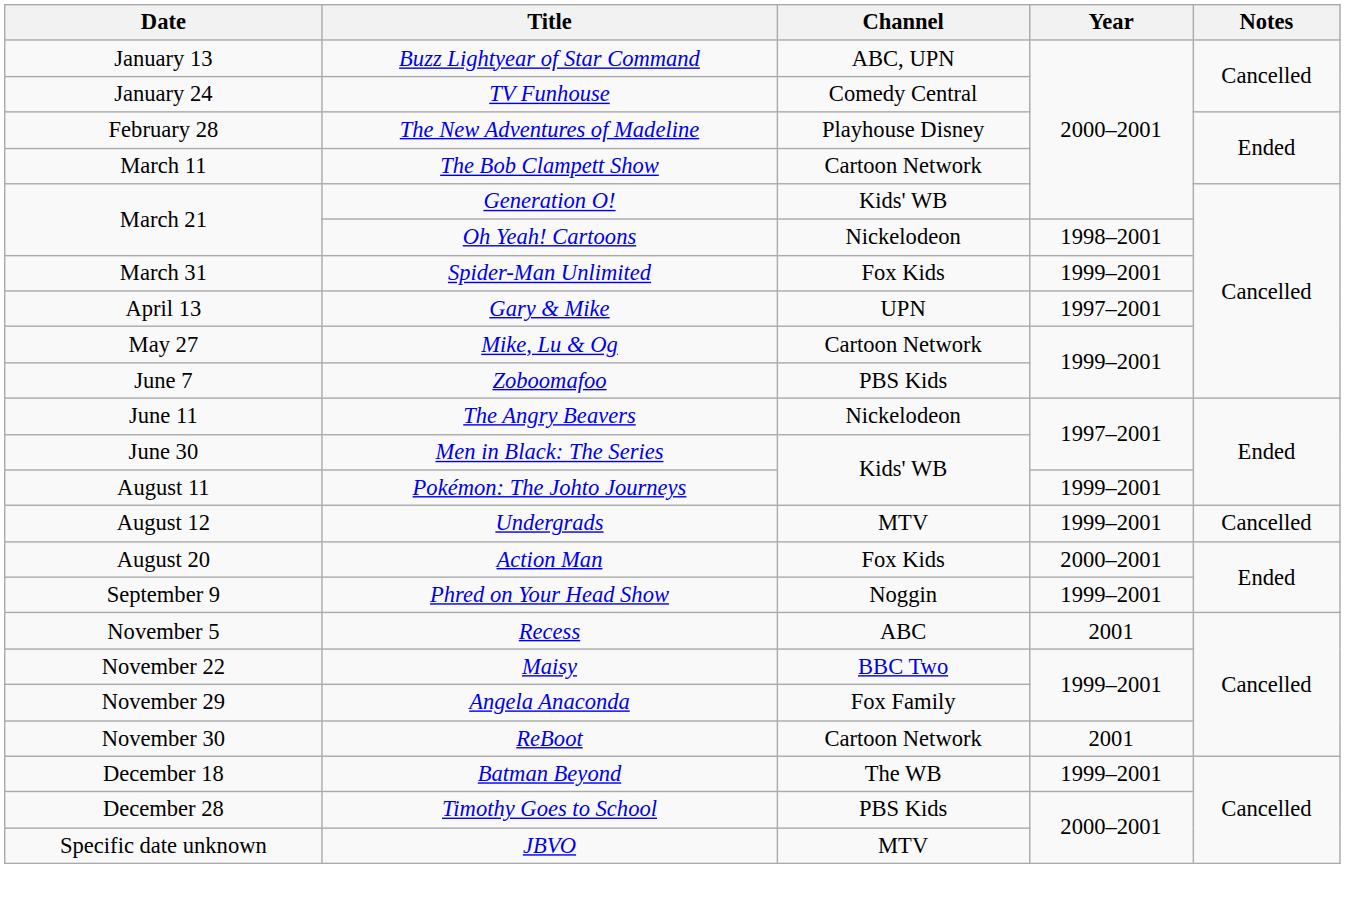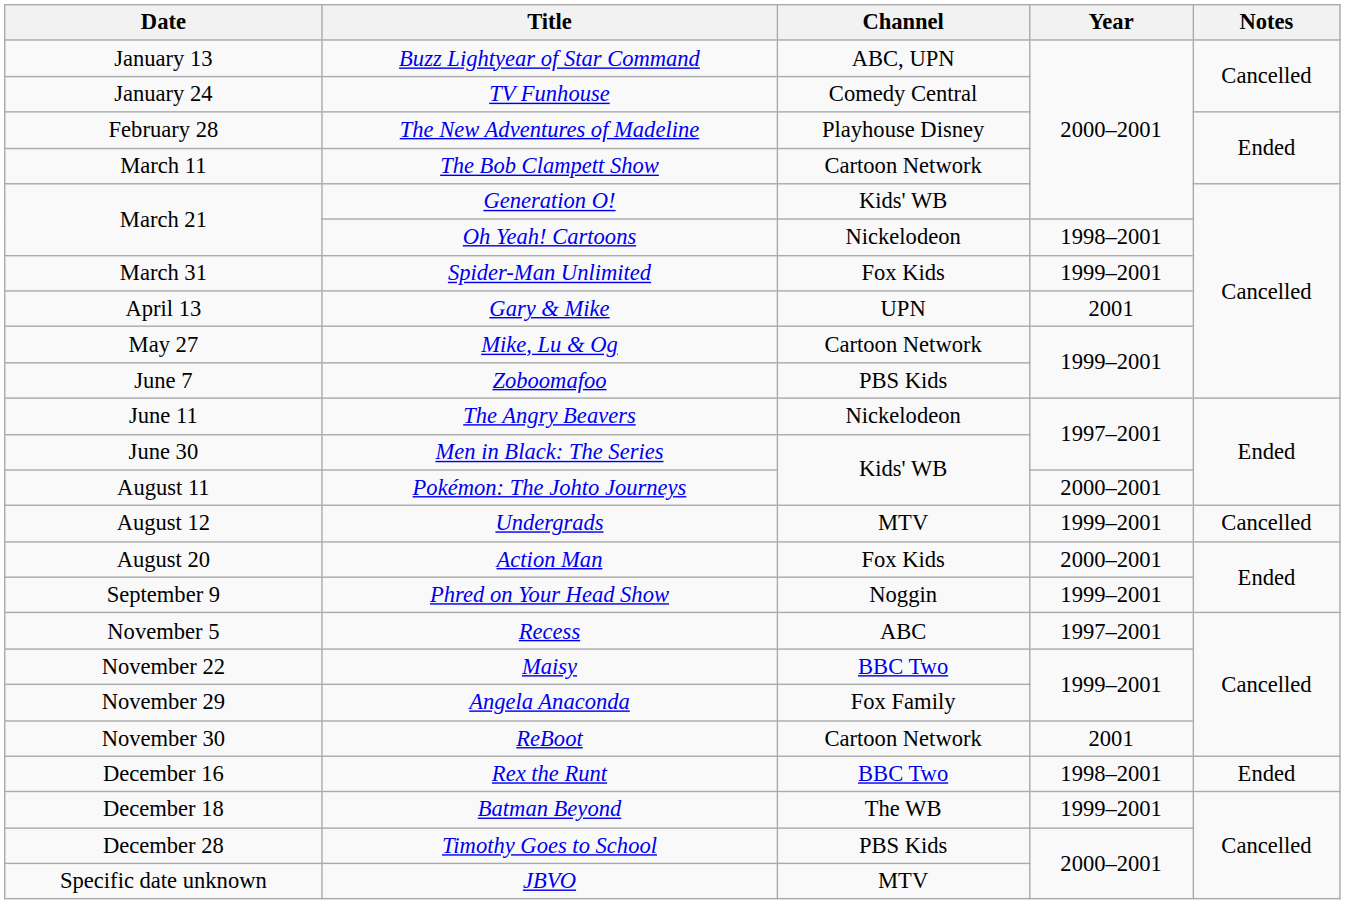(1111, 308) 1997–2001 -> (1111, 308) 2001
(1111, 487) 1999–2001 -> (1111, 487) 2000–2001
(1111, 630) 2001 -> (1111, 630) 1997–2001
+ row: (549, 773)
